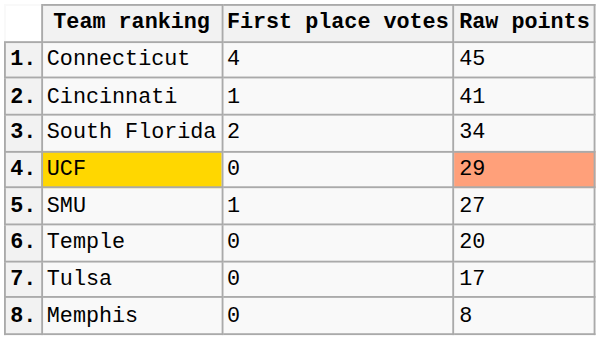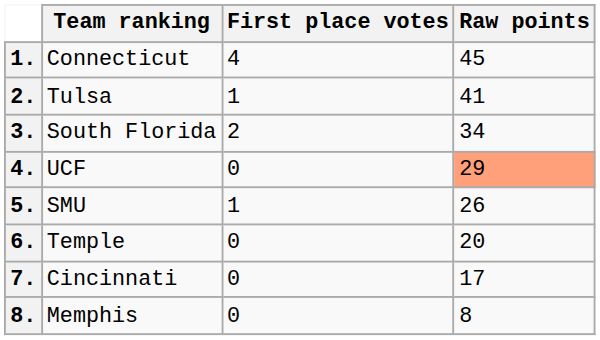(112, 96) Cincinnati -> (79, 96) Tulsa
(66, 169) gold background -> (66, 169) no background
(472, 206) 27 -> (472, 206) 26
(79, 279) Tulsa -> (112, 279) Cincinnati
